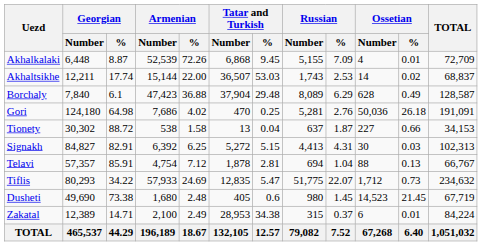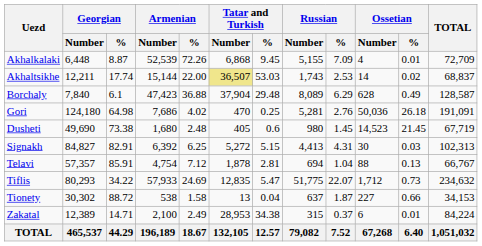(235, 77) no background -> (235, 77) khaki background
rows swapped: (24, 197) <-> (24, 128)
